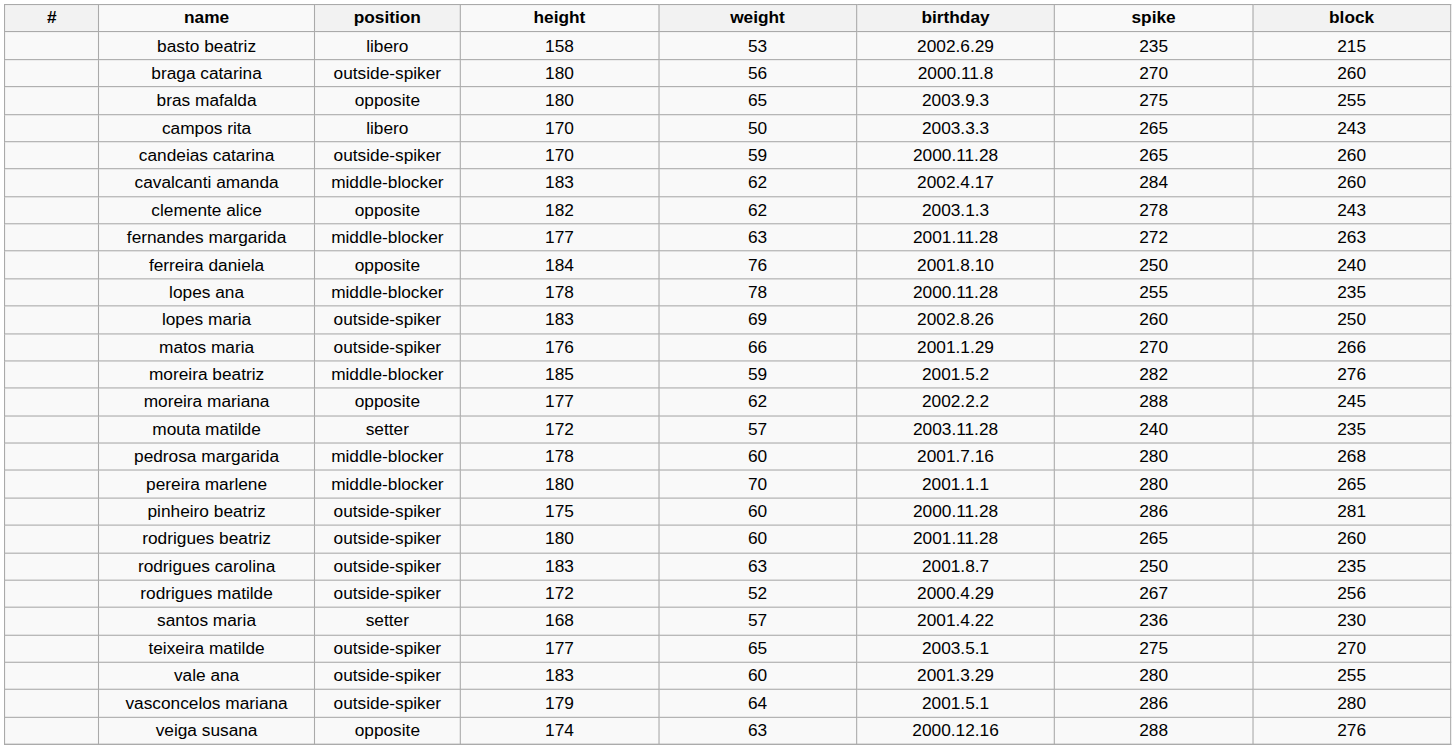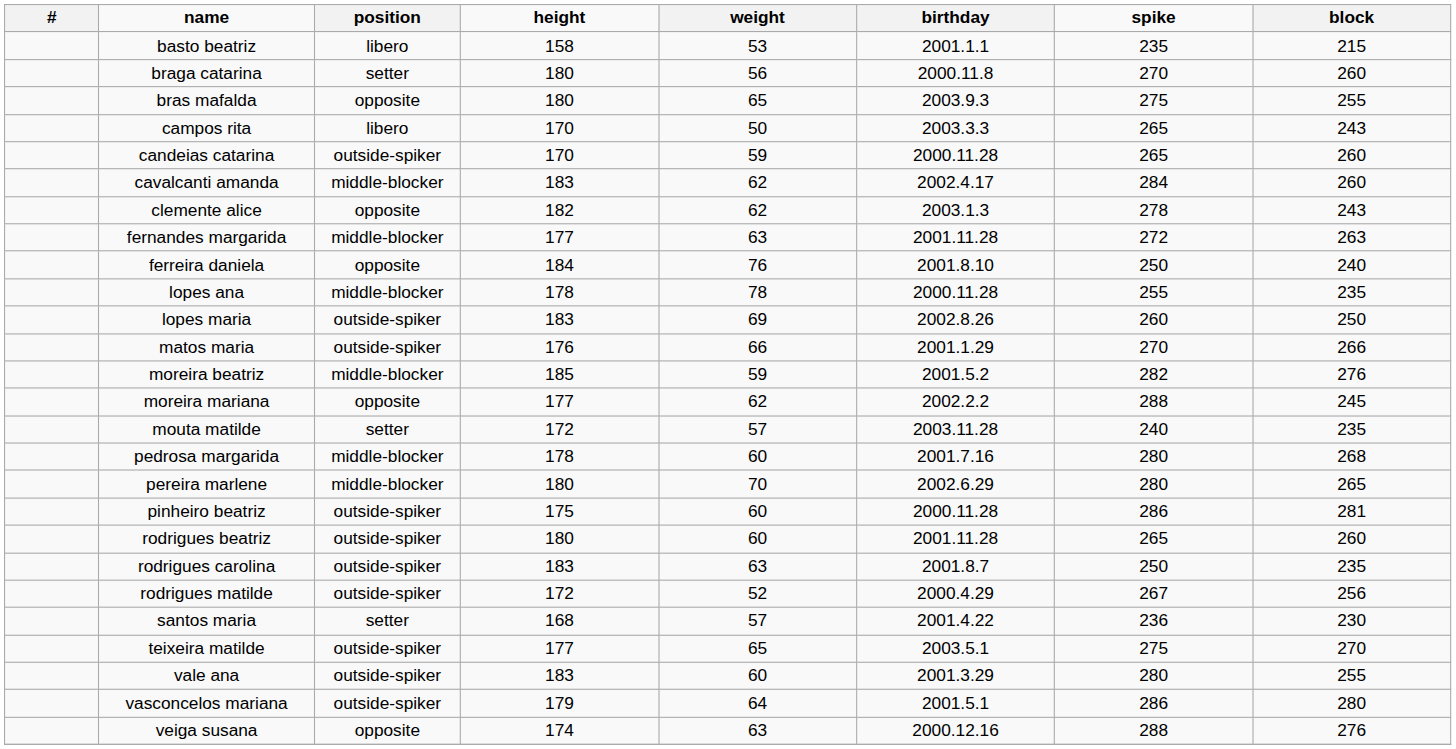(956, 45) 2002.6.29 -> (956, 45) 2001.1.1
(387, 73) outside-spiker -> (387, 73) setter
(956, 484) 2001.1.1 -> (956, 484) 2002.6.29
